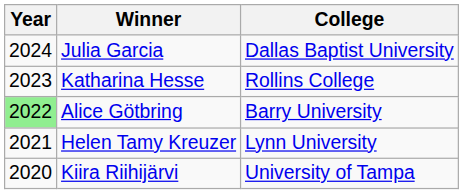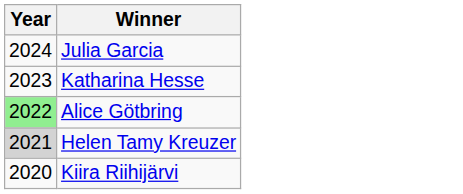- column: (349, 19)
(31, 142) no background -> (31, 142) lightgrey background
